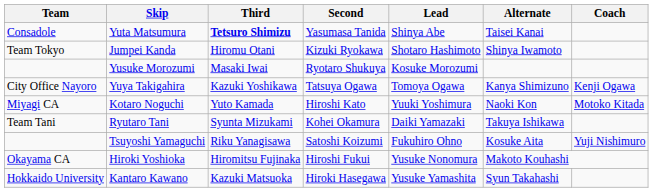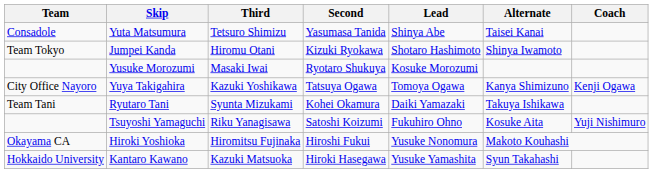(251, 31) bold -> (248, 31) normal
- row: (147, 104)
